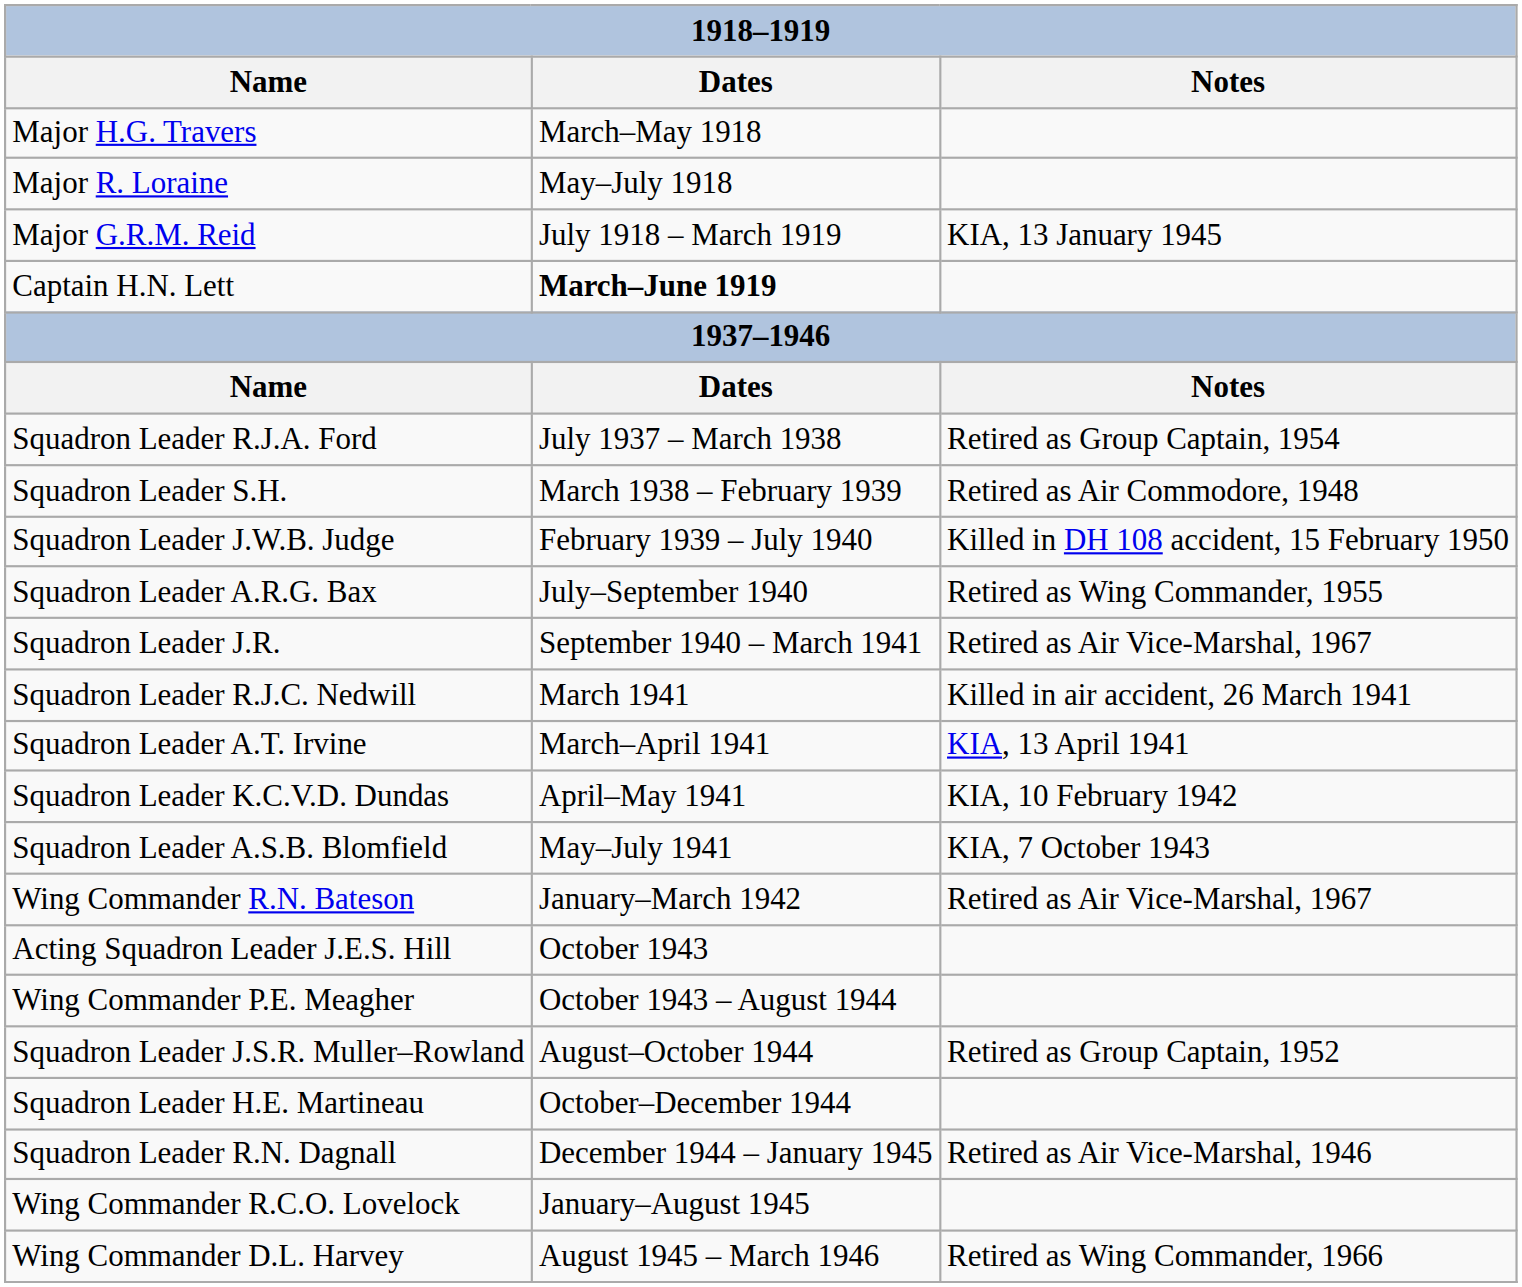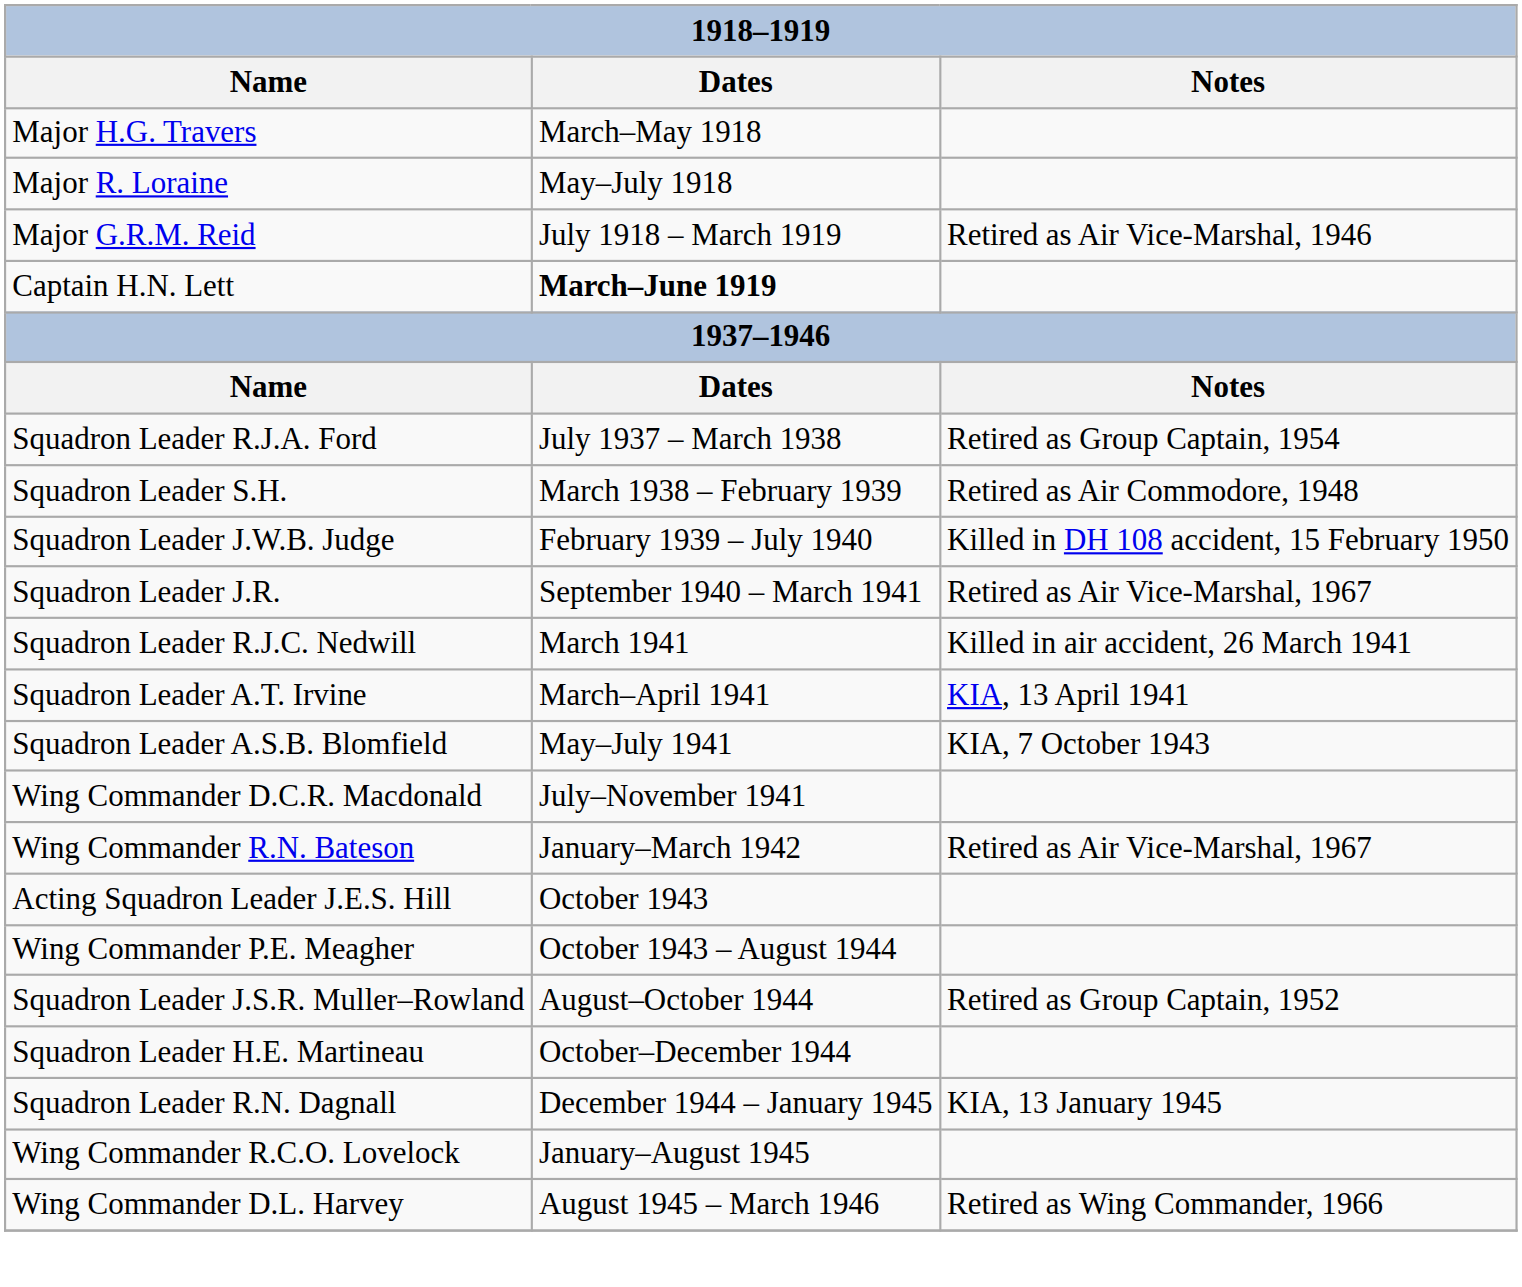(1085, 234) KIA, 13 January 1945 -> (1159, 234) Retired as Air Vice-Marshal, 1946
- row: (195, 592)
- row: (231, 796)
+ row: (247, 796)
(1159, 1153) Retired as Air Vice-Marshal, 1946 -> (1085, 1102) KIA, 13 January 1945
